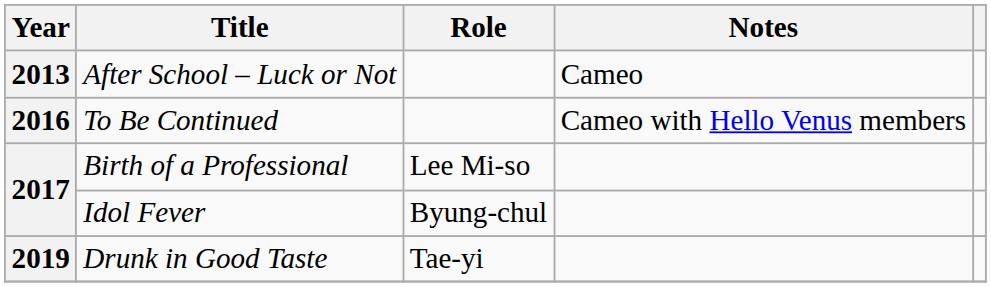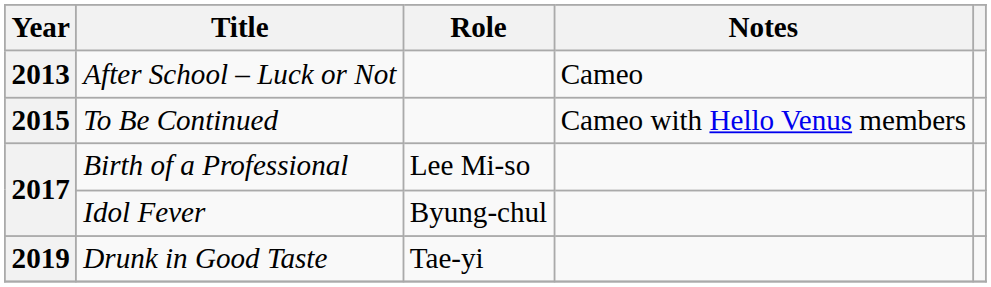(41, 119) 2016 -> (41, 119) 2015
